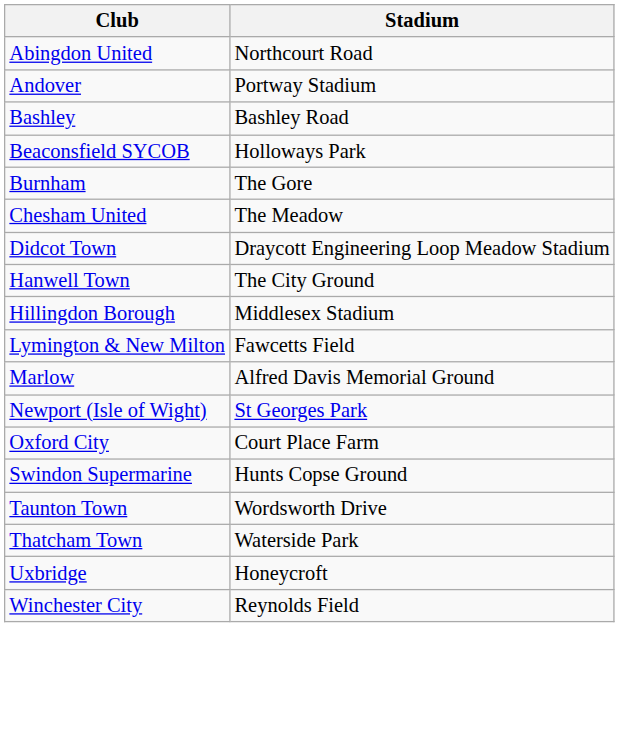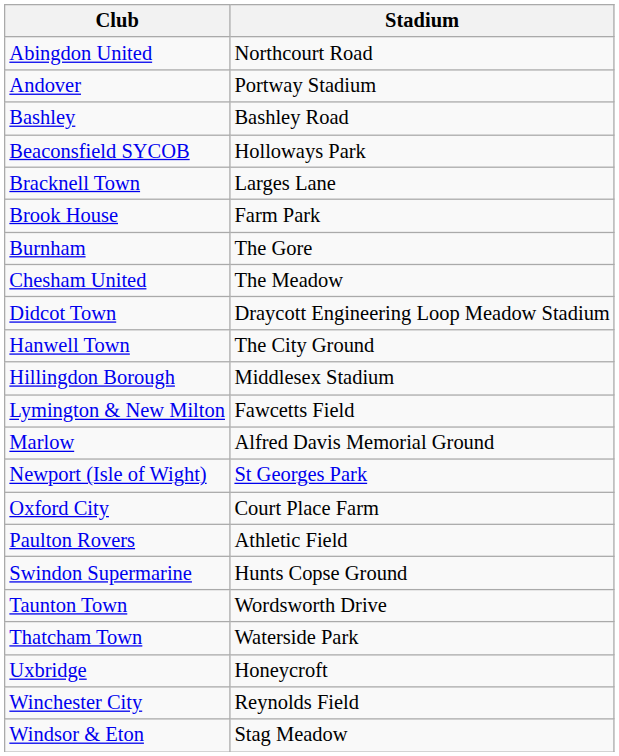+ row: (75, 183)
+ row: (64, 215)
+ row: (72, 540)
+ row: (77, 735)
